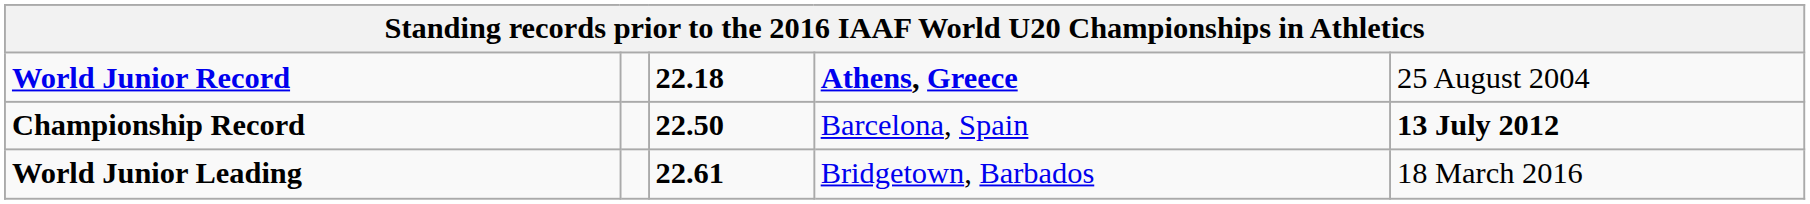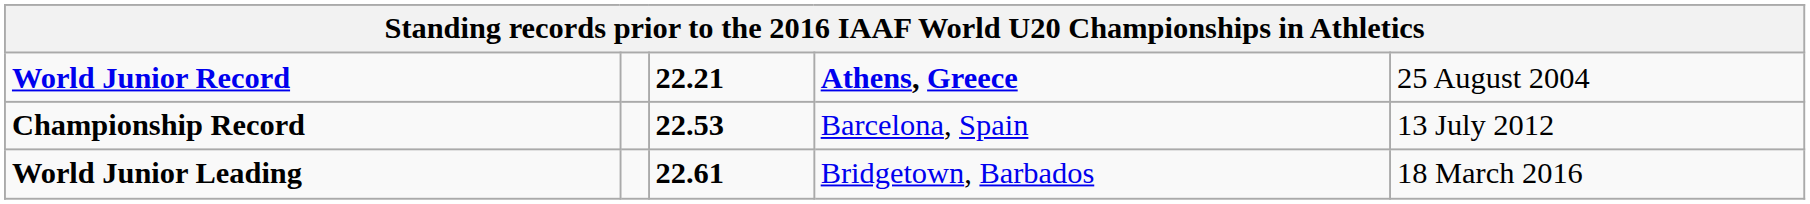(690, 76) 22.18 -> (690, 76) 22.21
(690, 125) 22.50 -> (690, 125) 22.53
(1478, 125) bold -> (1476, 125) normal
